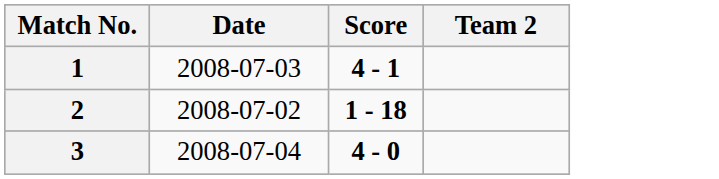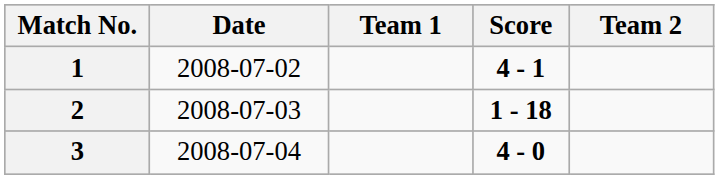+ column: (401, 25)
(239, 67) 2008-07-03 -> (239, 67) 2008-07-02
(239, 109) 2008-07-02 -> (239, 109) 2008-07-03
